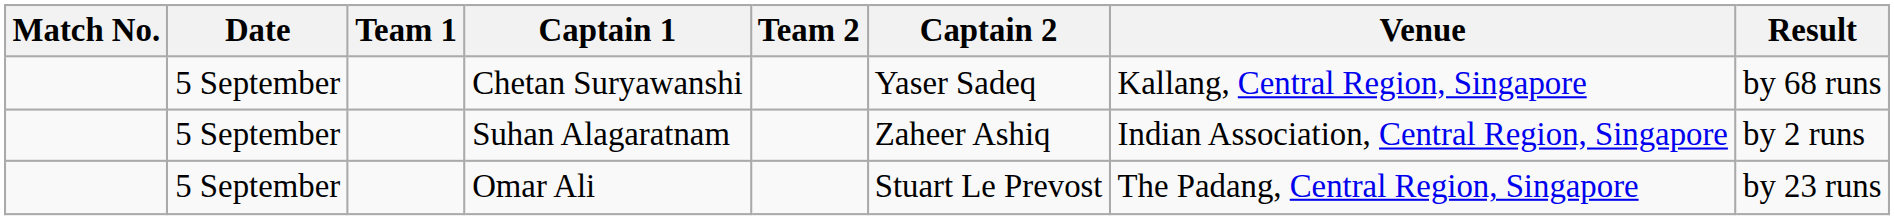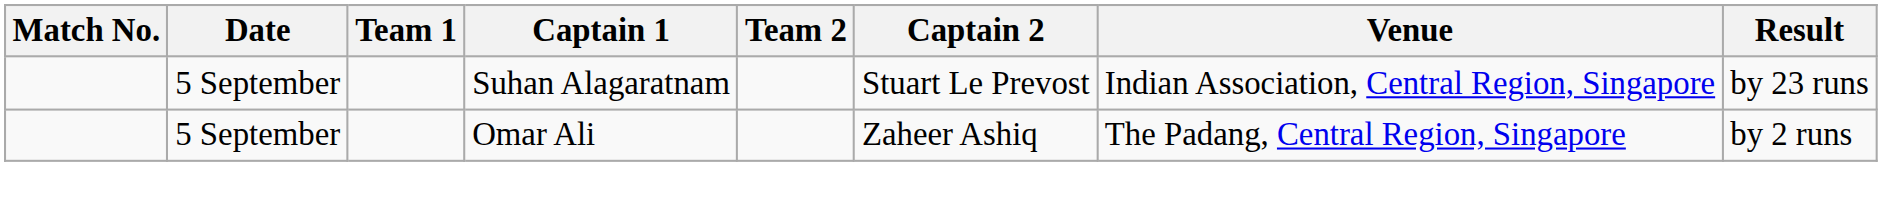- row: (607, 82)
(963, 134) Zaheer Ashiq -> (976, 82) Stuart Le Prevost
(1804, 134) by 2 runs -> (1800, 82) by 23 runs
(989, 186) Stuart Le Prevost -> (950, 134) Zaheer Ashiq
(1812, 186) by 23 runs -> (1791, 134) by 2 runs
